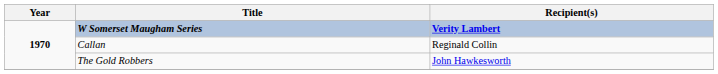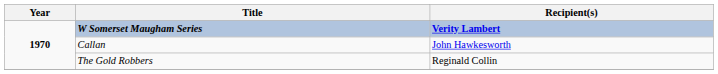(465, 45) Reginald Collin -> (471, 45) John Hawkesworth
(471, 61) John Hawkesworth -> (465, 61) Reginald Collin
